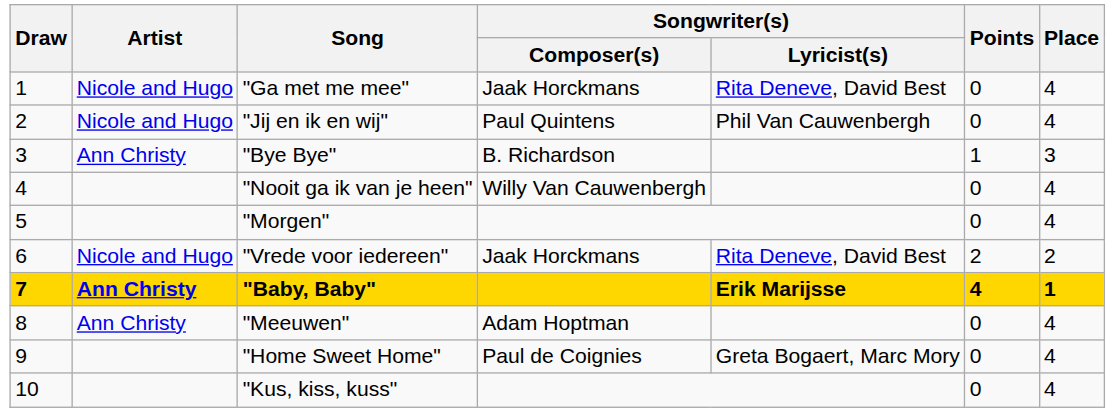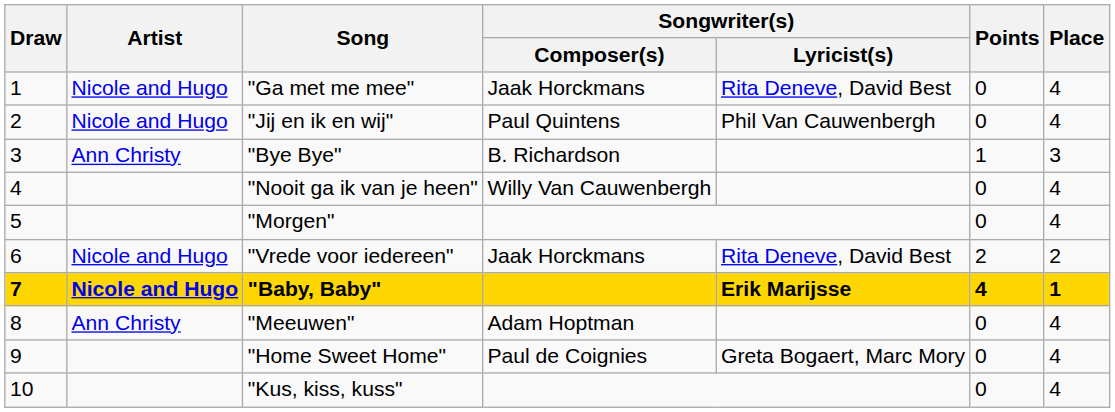(137, 289) Ann Christy -> (155, 289) Nicole and Hugo
